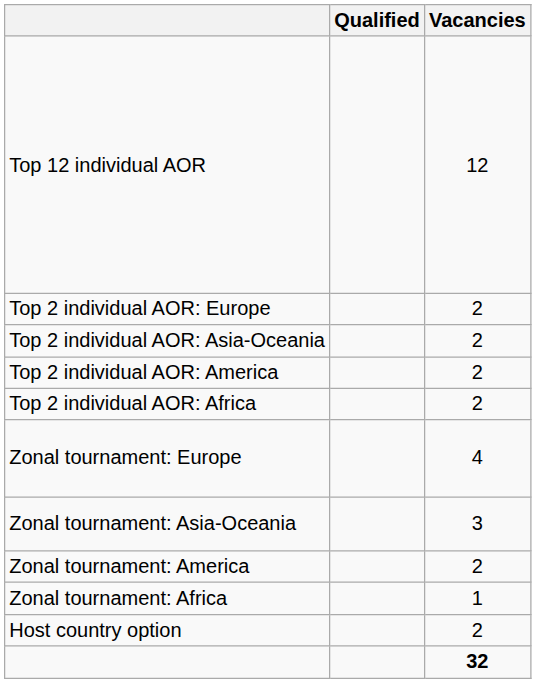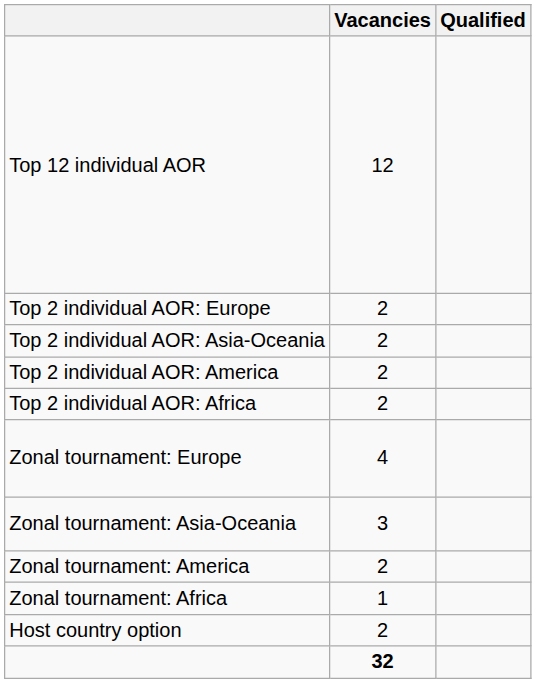columns swapped: (477, 20) <-> (377, 20)
